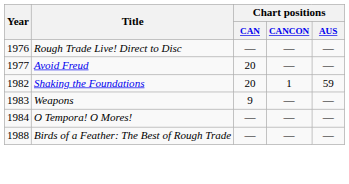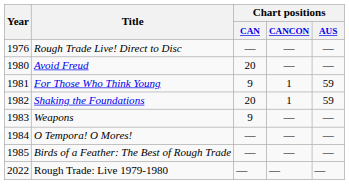(18, 65) 1977 -> (18, 65) 1980
+ row: (97, 83)
(18, 135) 1988 -> (18, 153) 1985
+ row: (101, 170)
